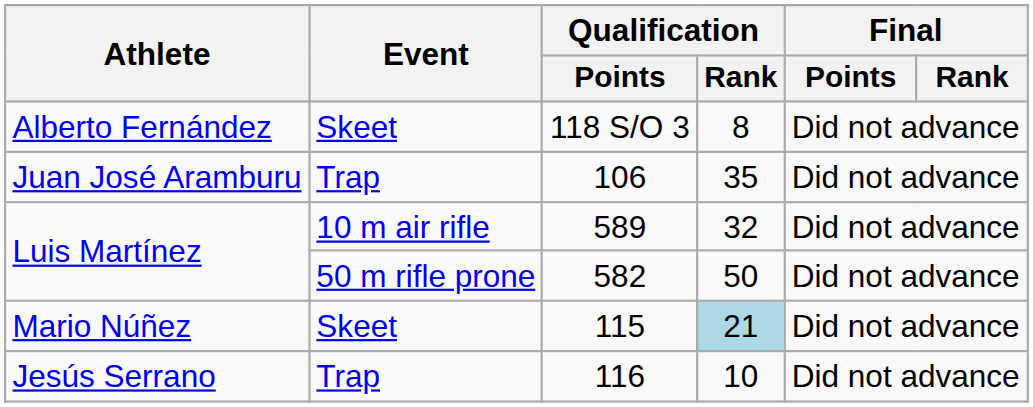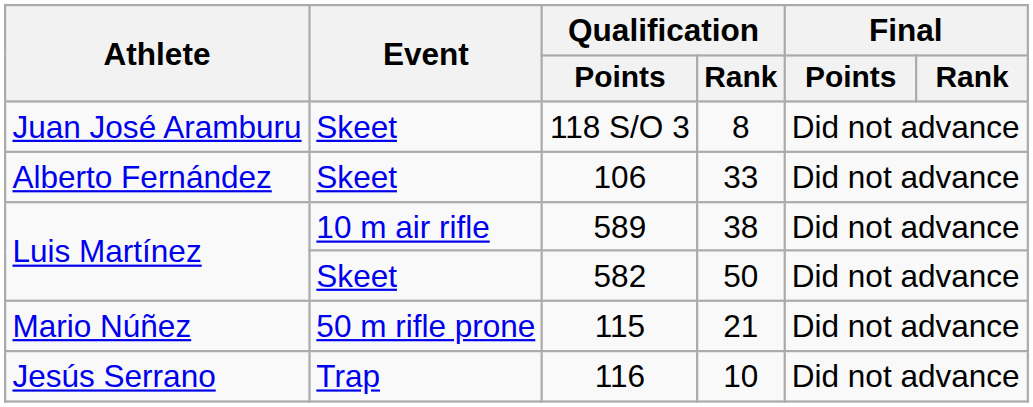(142, 127) Alberto Fernández -> (157, 127) Juan José Aramburu
(157, 177) Juan José Aramburu -> (142, 177) Alberto Fernández
(348, 177) Trap -> (357, 177) Skeet
(741, 177) 35 -> (741, 177) 33
(741, 227) 32 -> (741, 227) 38
(426, 277) 50 m rifle prone -> (357, 277) Skeet
(357, 327) Skeet -> (426, 327) 50 m rifle prone
(741, 327) lightblue background -> (741, 327) no background
